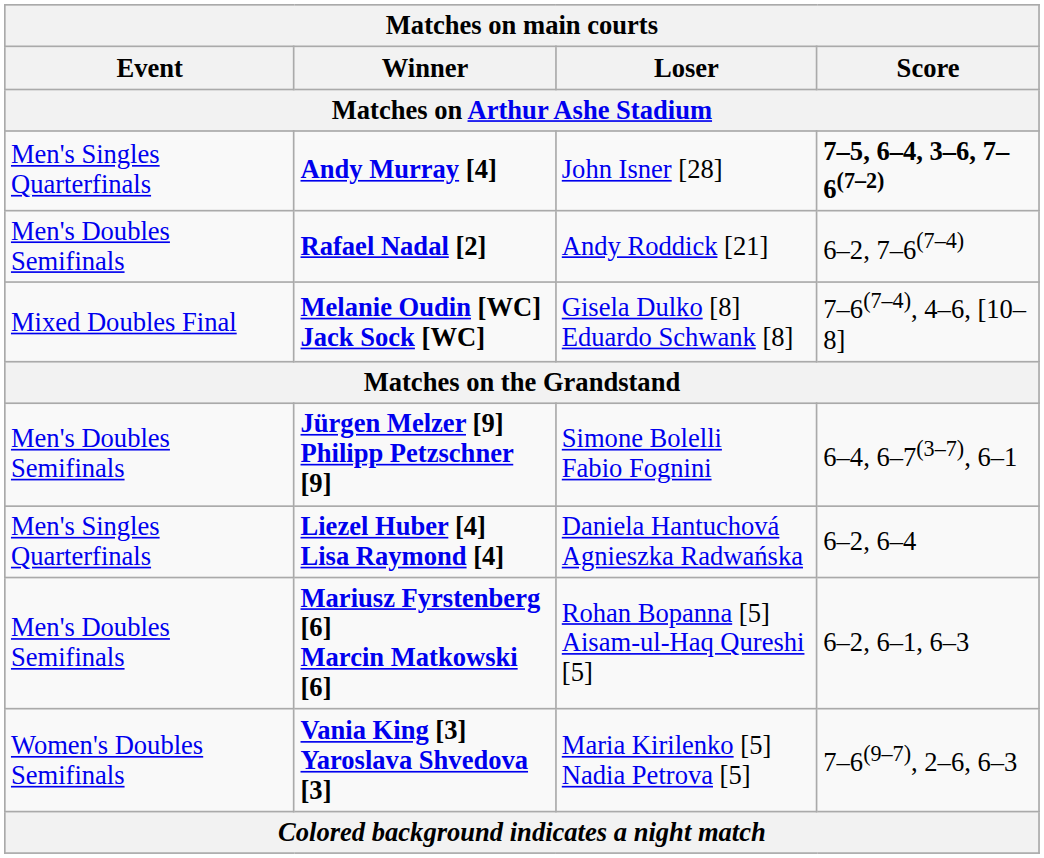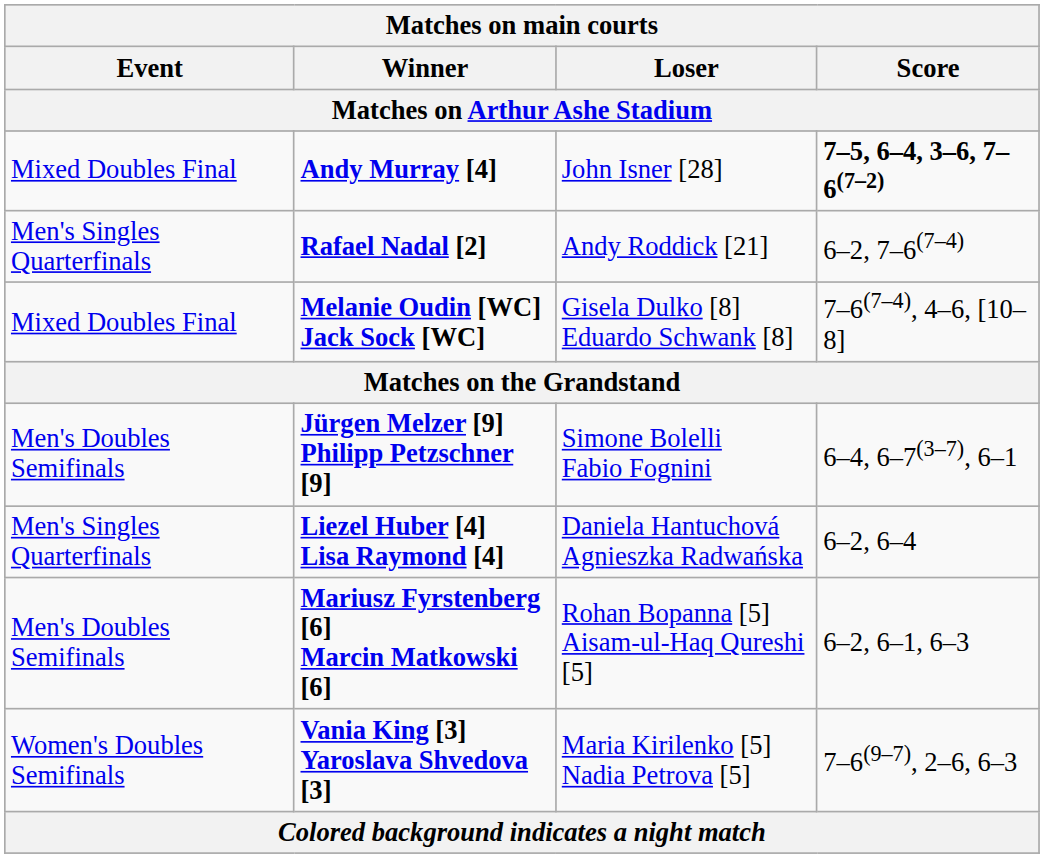(85, 170) Men's Singles Quarterfinals -> (124, 170) Mixed Doubles Final
(90, 246) Men's Doubles Semifinals -> (85, 246) Men's Singles Quarterfinals
